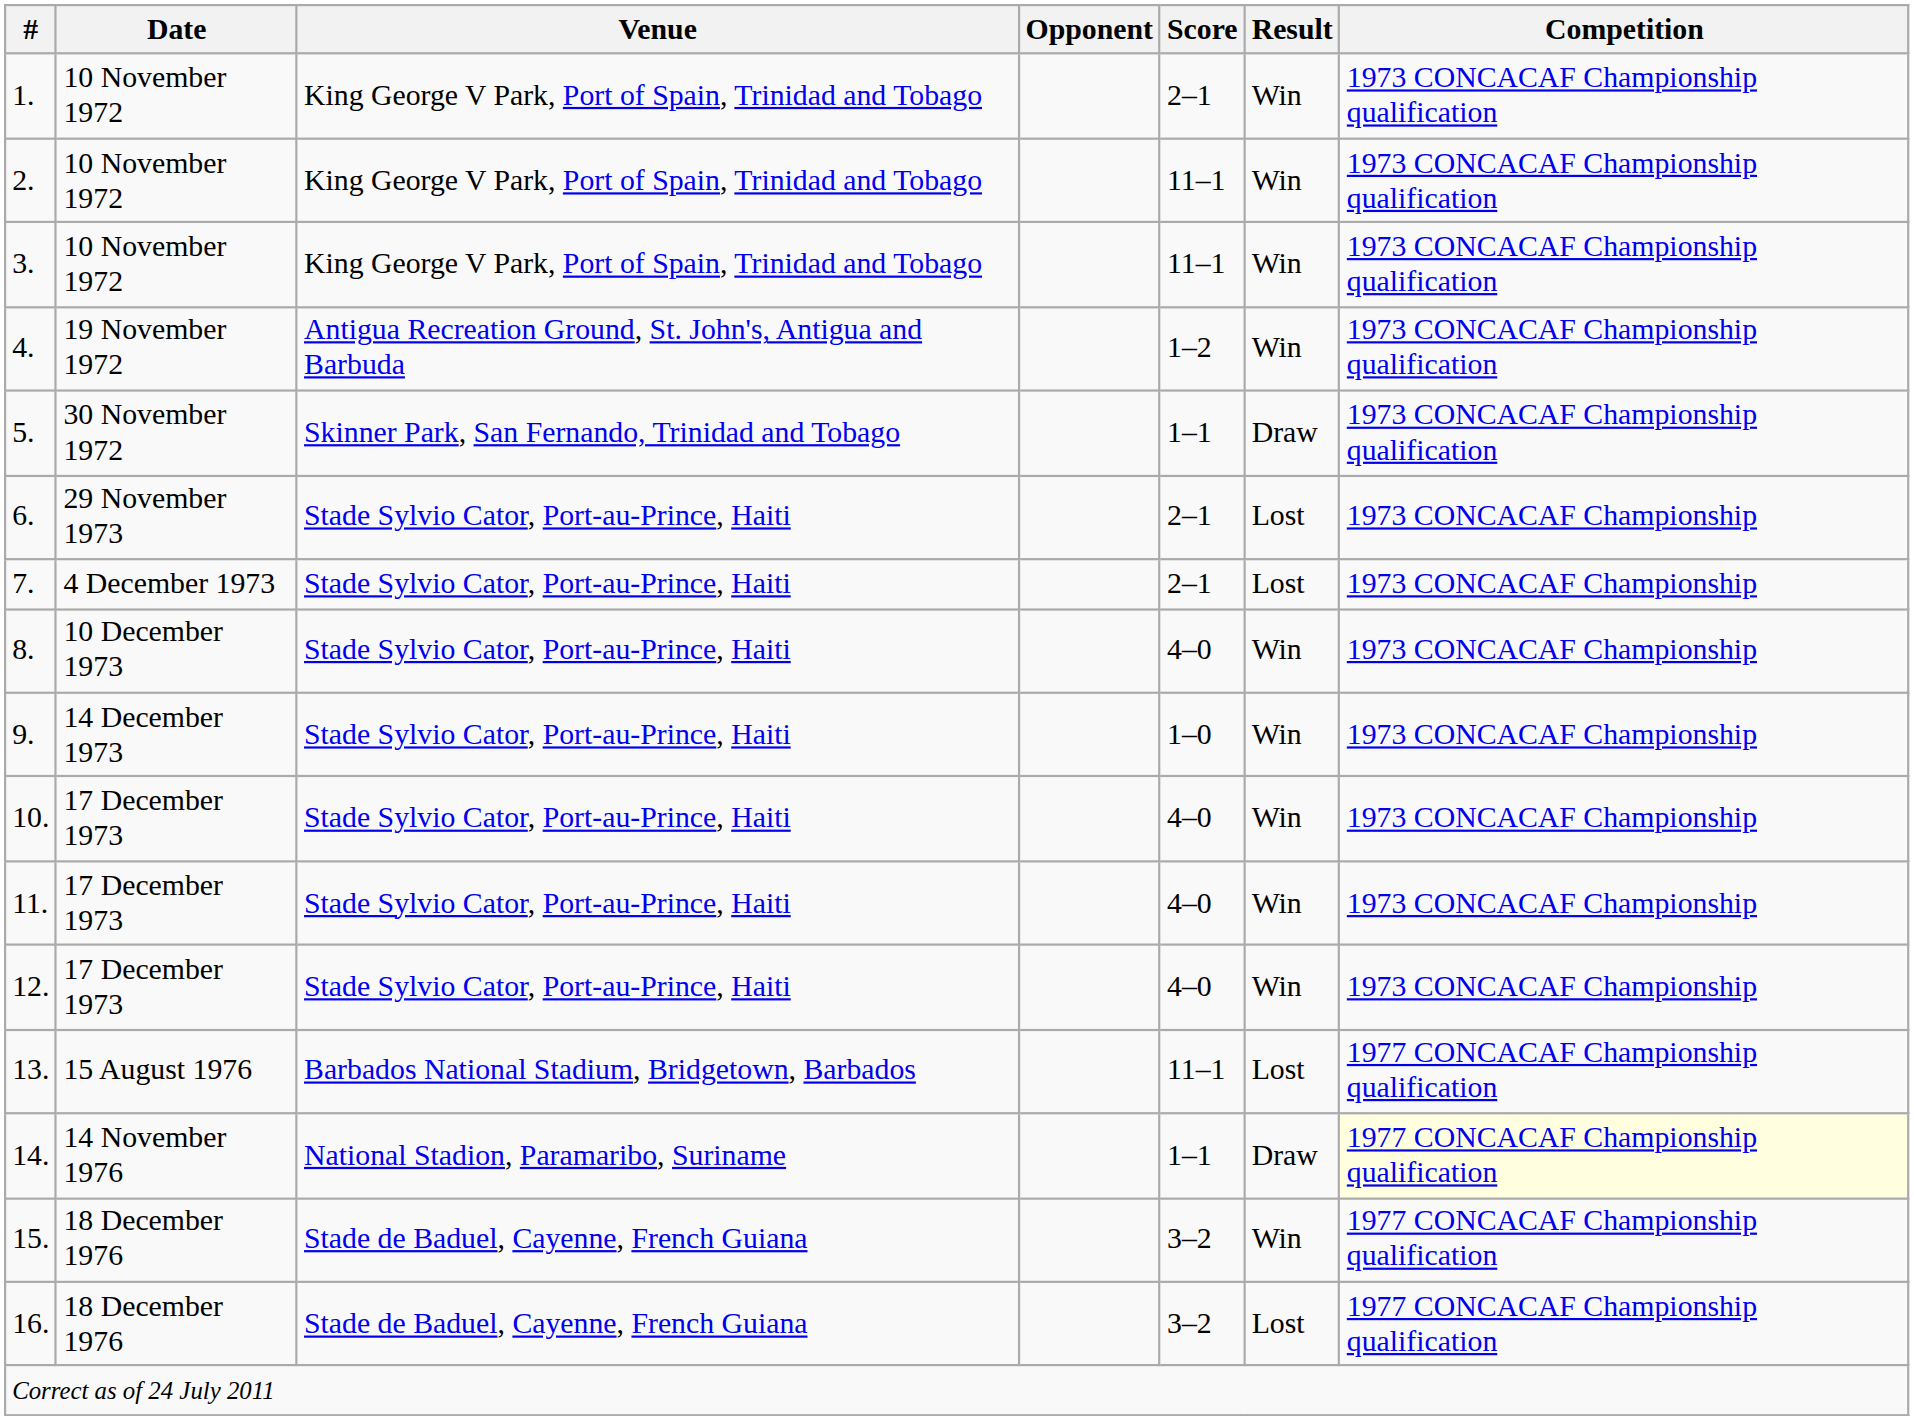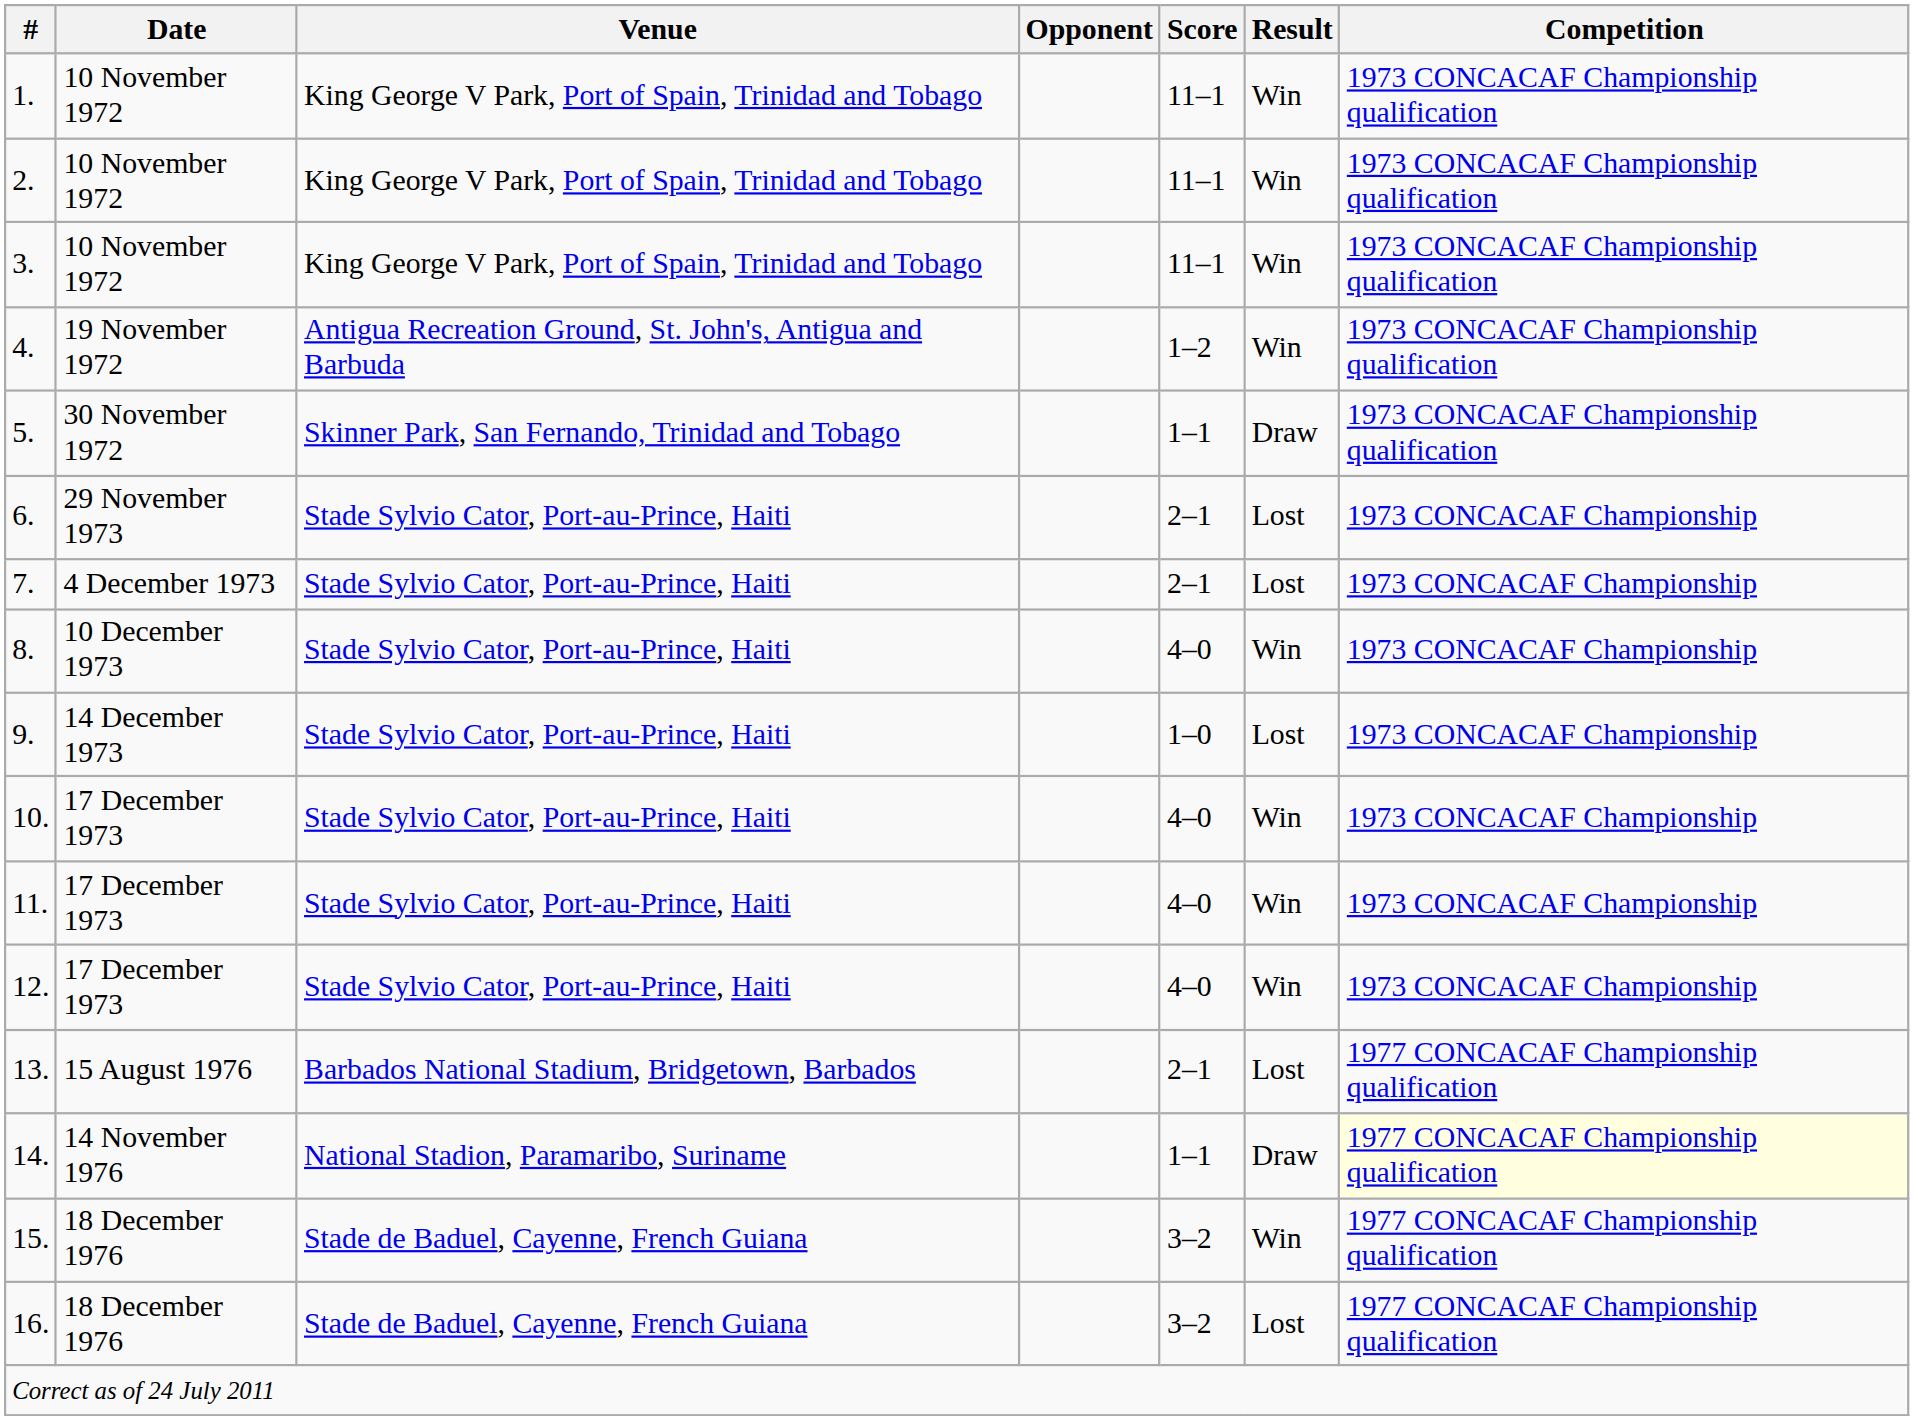(1189, 95) 2–1 -> (1196, 95) 11–1
(1277, 733) Win -> (1278, 733) Lost
(1196, 1070) 11–1 -> (1189, 1070) 2–1
